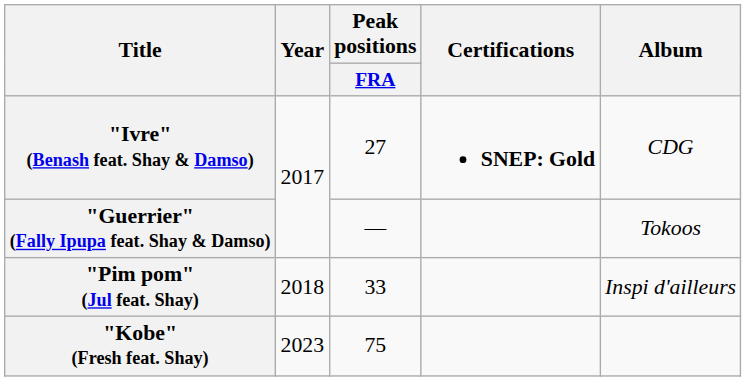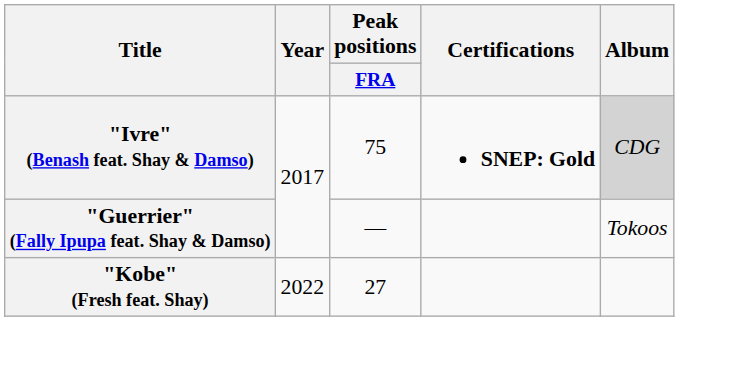(375, 147) 27 -> (375, 147) 75
(671, 147) no background -> (637, 147) lightgrey background
- row: (140, 286)
(302, 345) 2023 -> (302, 286) 2022
(375, 345) 75 -> (375, 286) 27
